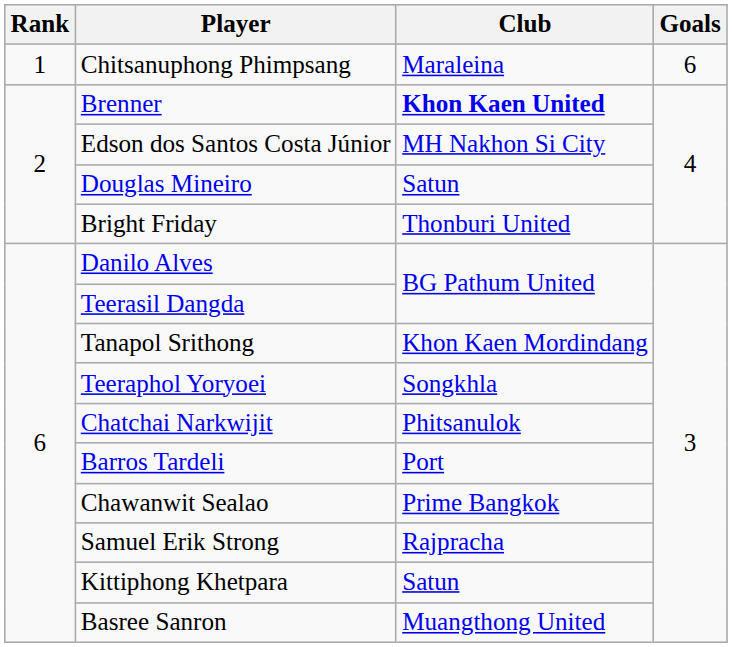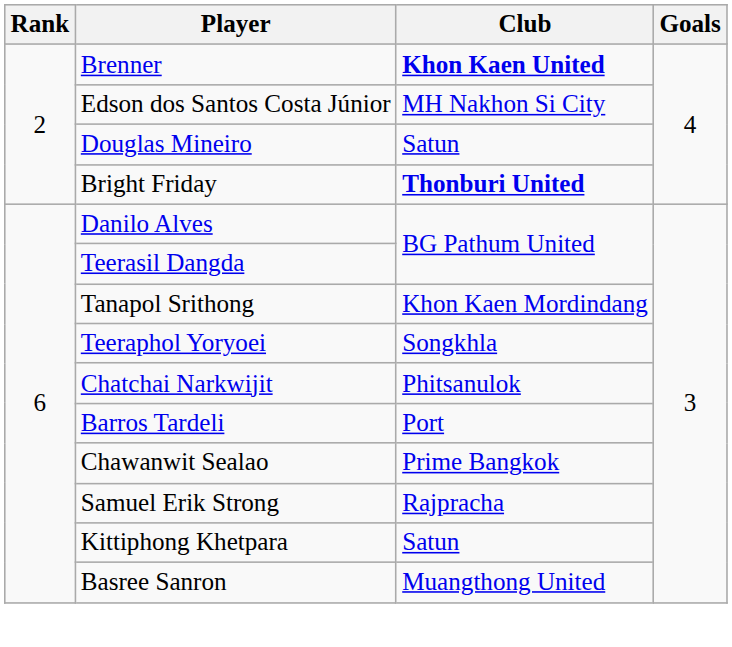- row: (216, 64)
(486, 223) normal -> (493, 183) bold
